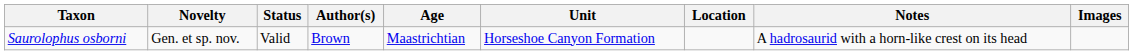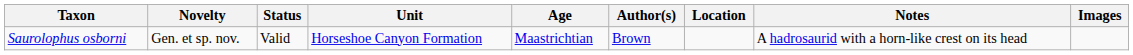columns swapped: (346, 15) <-> (582, 15)
